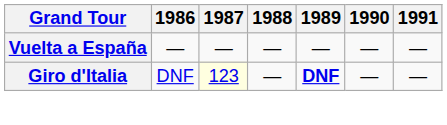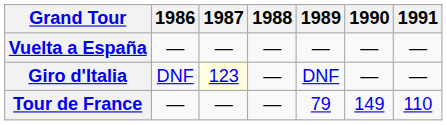(321, 76) bold -> (321, 76) normal
+ row: (78, 104)
